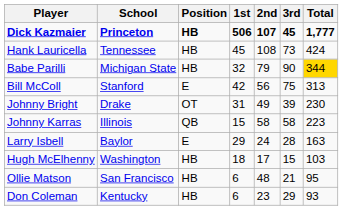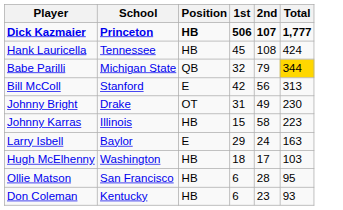- column: (292, 13)
(190, 68) HB -> (190, 68) QB
(190, 123) QB -> (190, 123) HB
(263, 178) 48 -> (263, 178) 28
